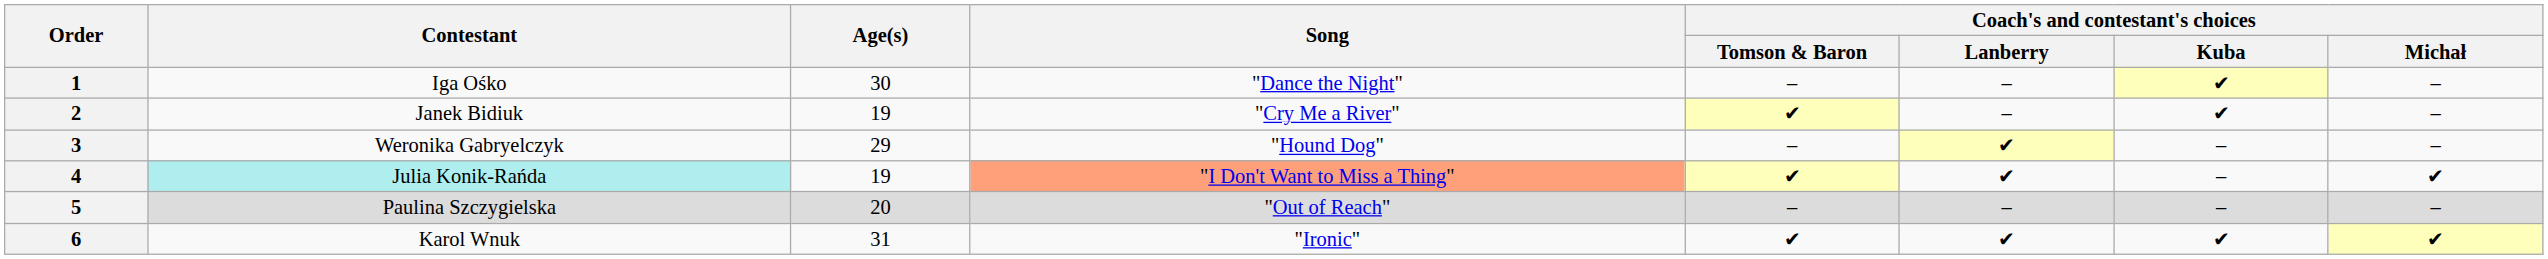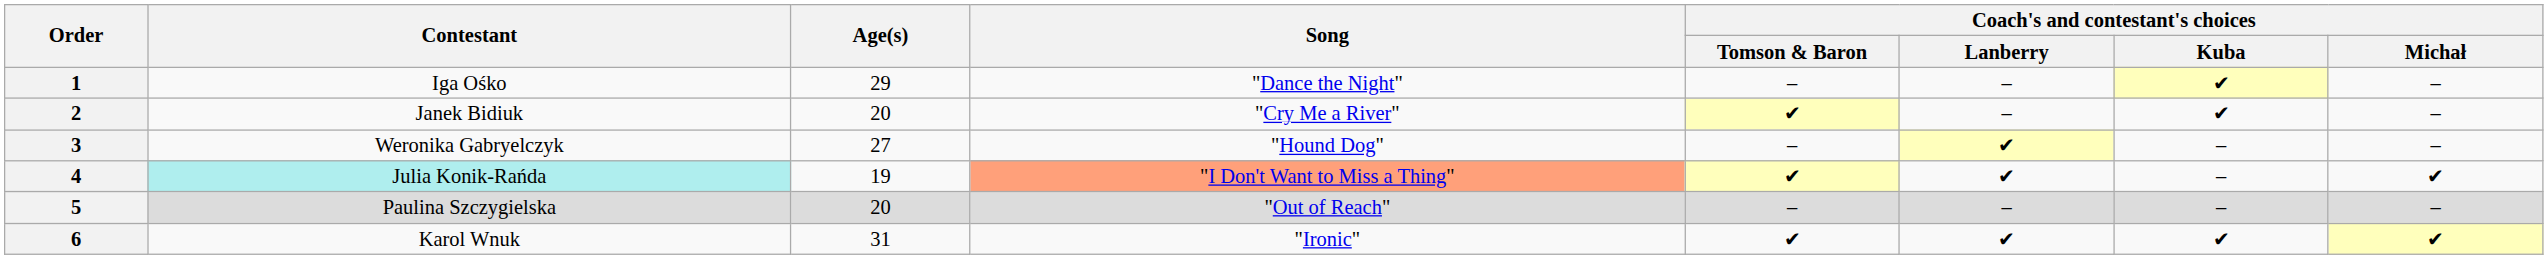(880, 83) 30 -> (880, 83) 29
(880, 114) 19 -> (880, 114) 20
(880, 145) 29 -> (880, 145) 27
